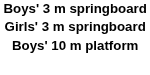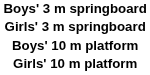+ row: (75, 63)
